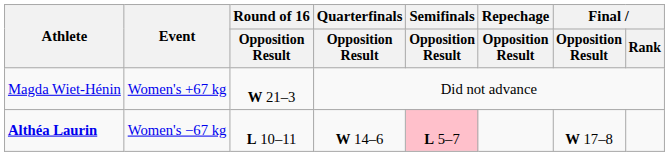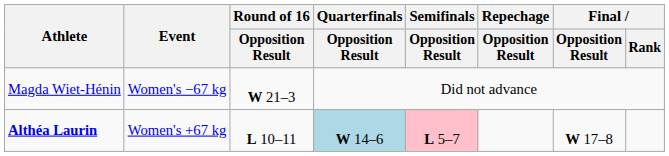(177, 89) Women's +67 kg -> (177, 89) Women's −67 kg
(177, 130) Women's −67 kg -> (177, 130) Women's +67 kg
(360, 139) no background -> (360, 139) lightblue background
